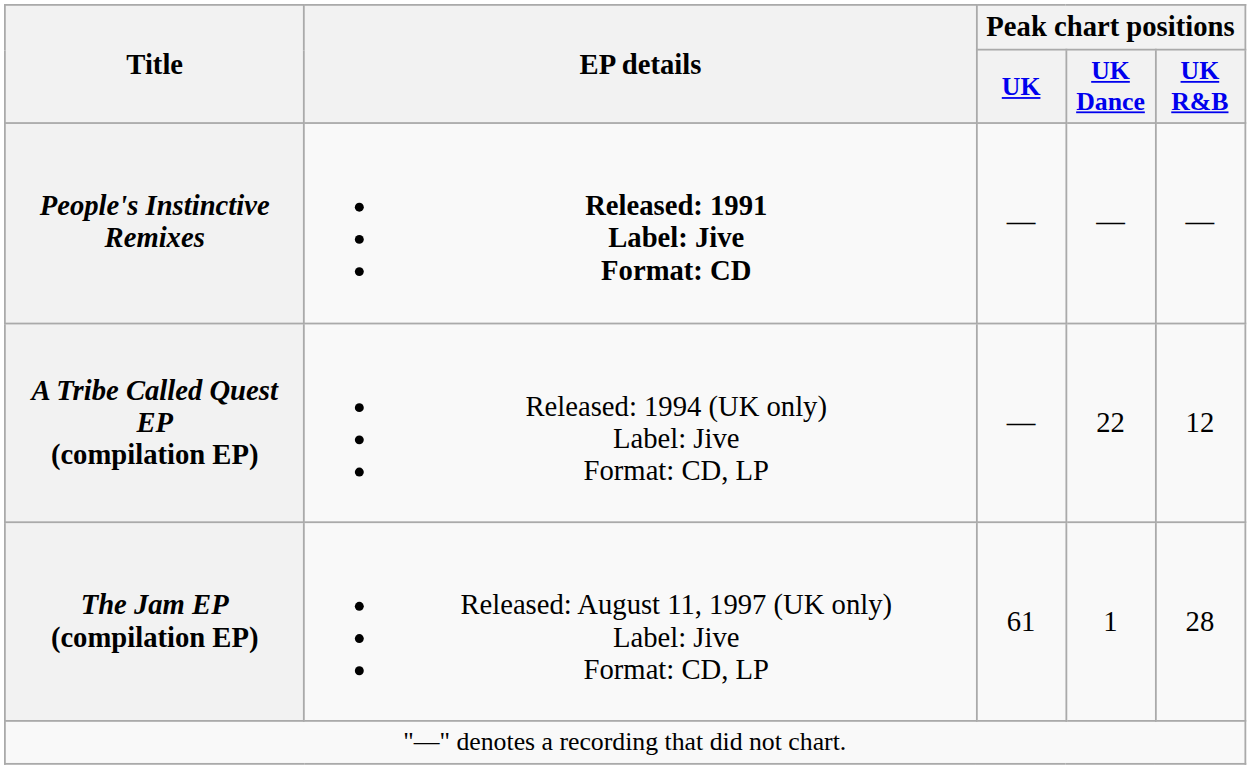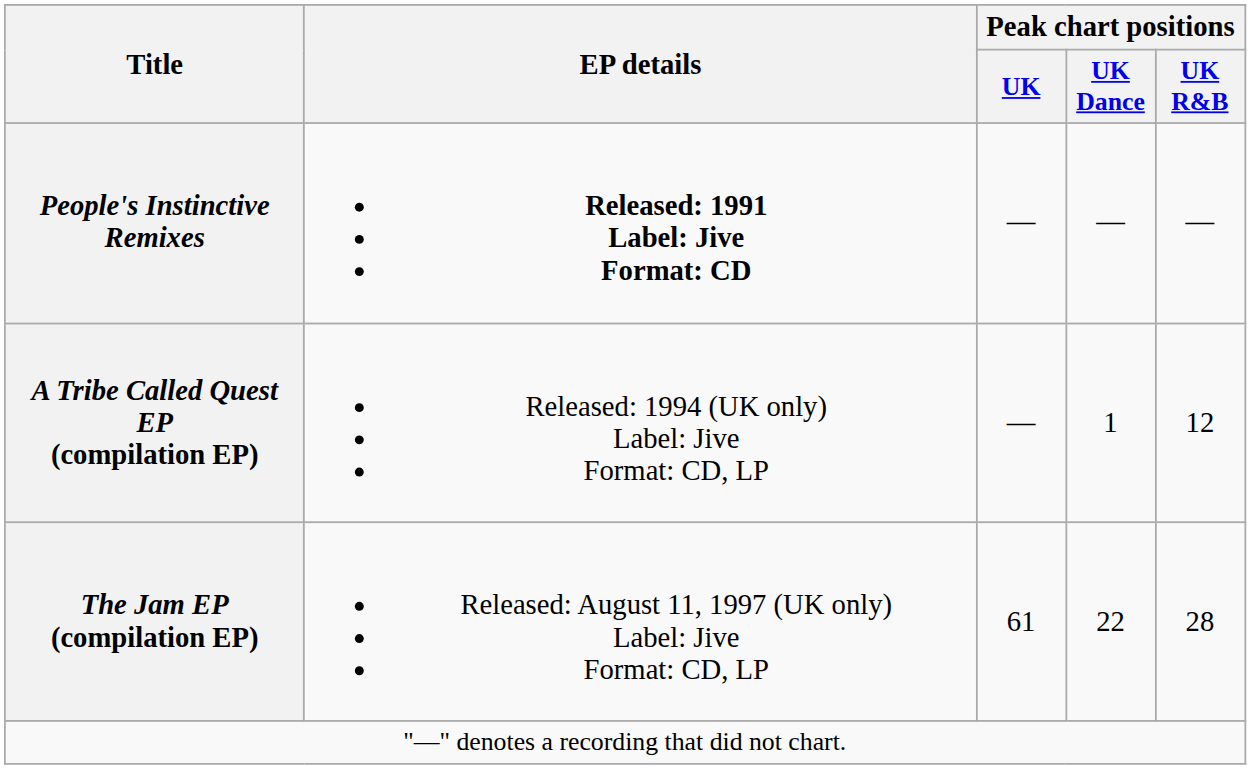(1110, 421) 22 -> (1110, 421) 1
(1110, 621) 1 -> (1110, 621) 22
